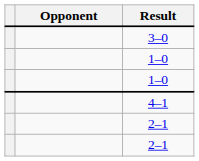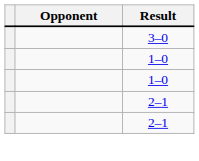- row: (10, 102)
